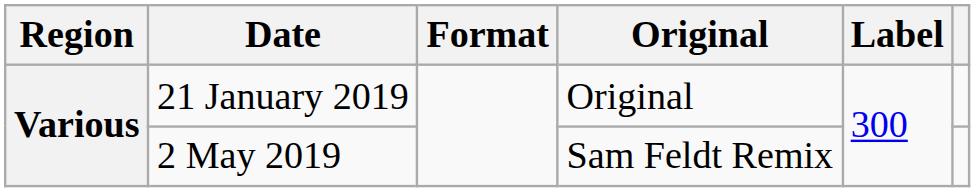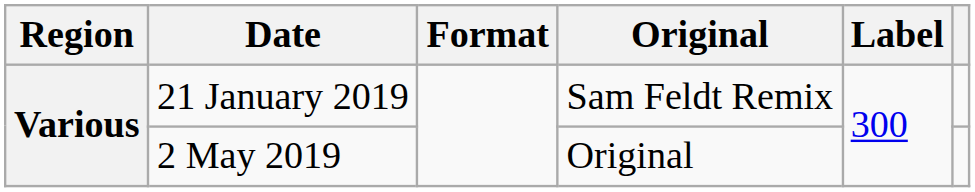(630, 95) Original -> (700, 95) Sam Feldt Remix
(700, 155) Sam Feldt Remix -> (630, 155) Original
